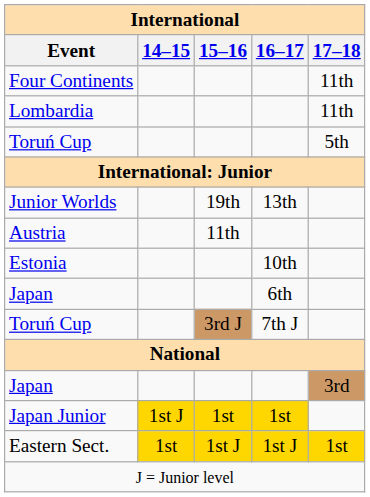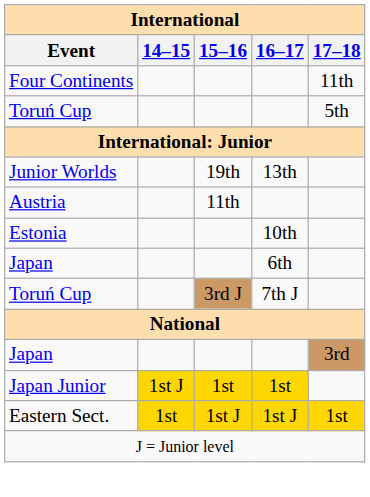- row: (51, 111)
